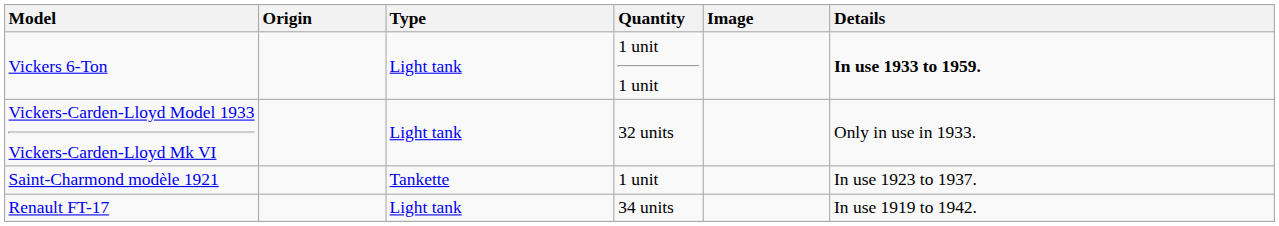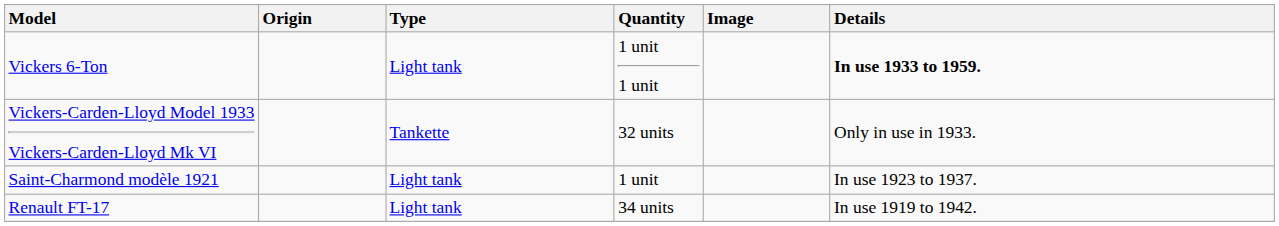(426, 132) Light tank -> (419, 132) Tankette
(419, 179) Tankette -> (426, 179) Light tank
